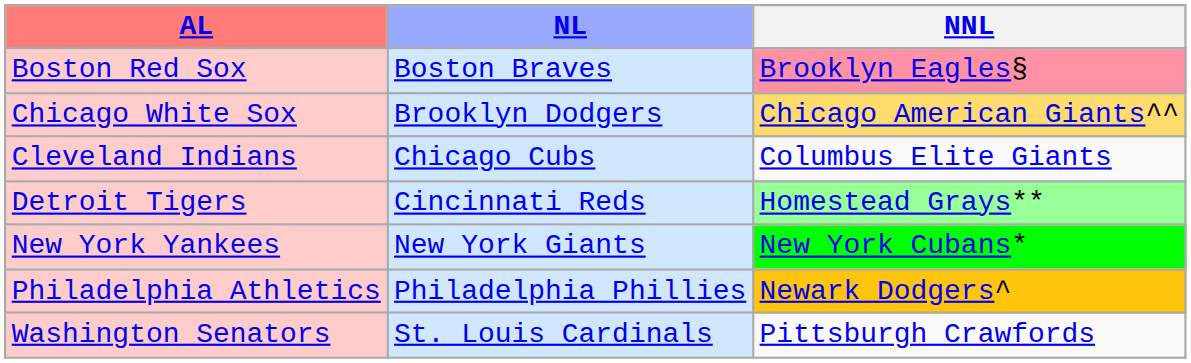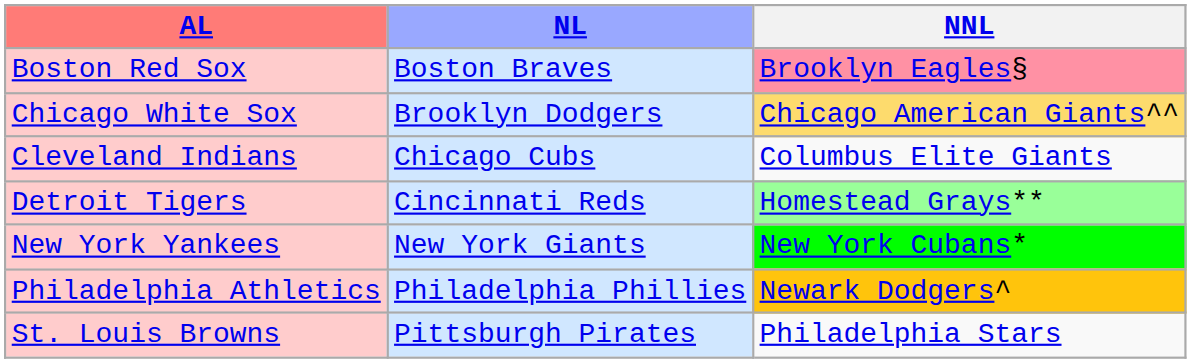+ row: (146, 334)
- row: (171, 334)
